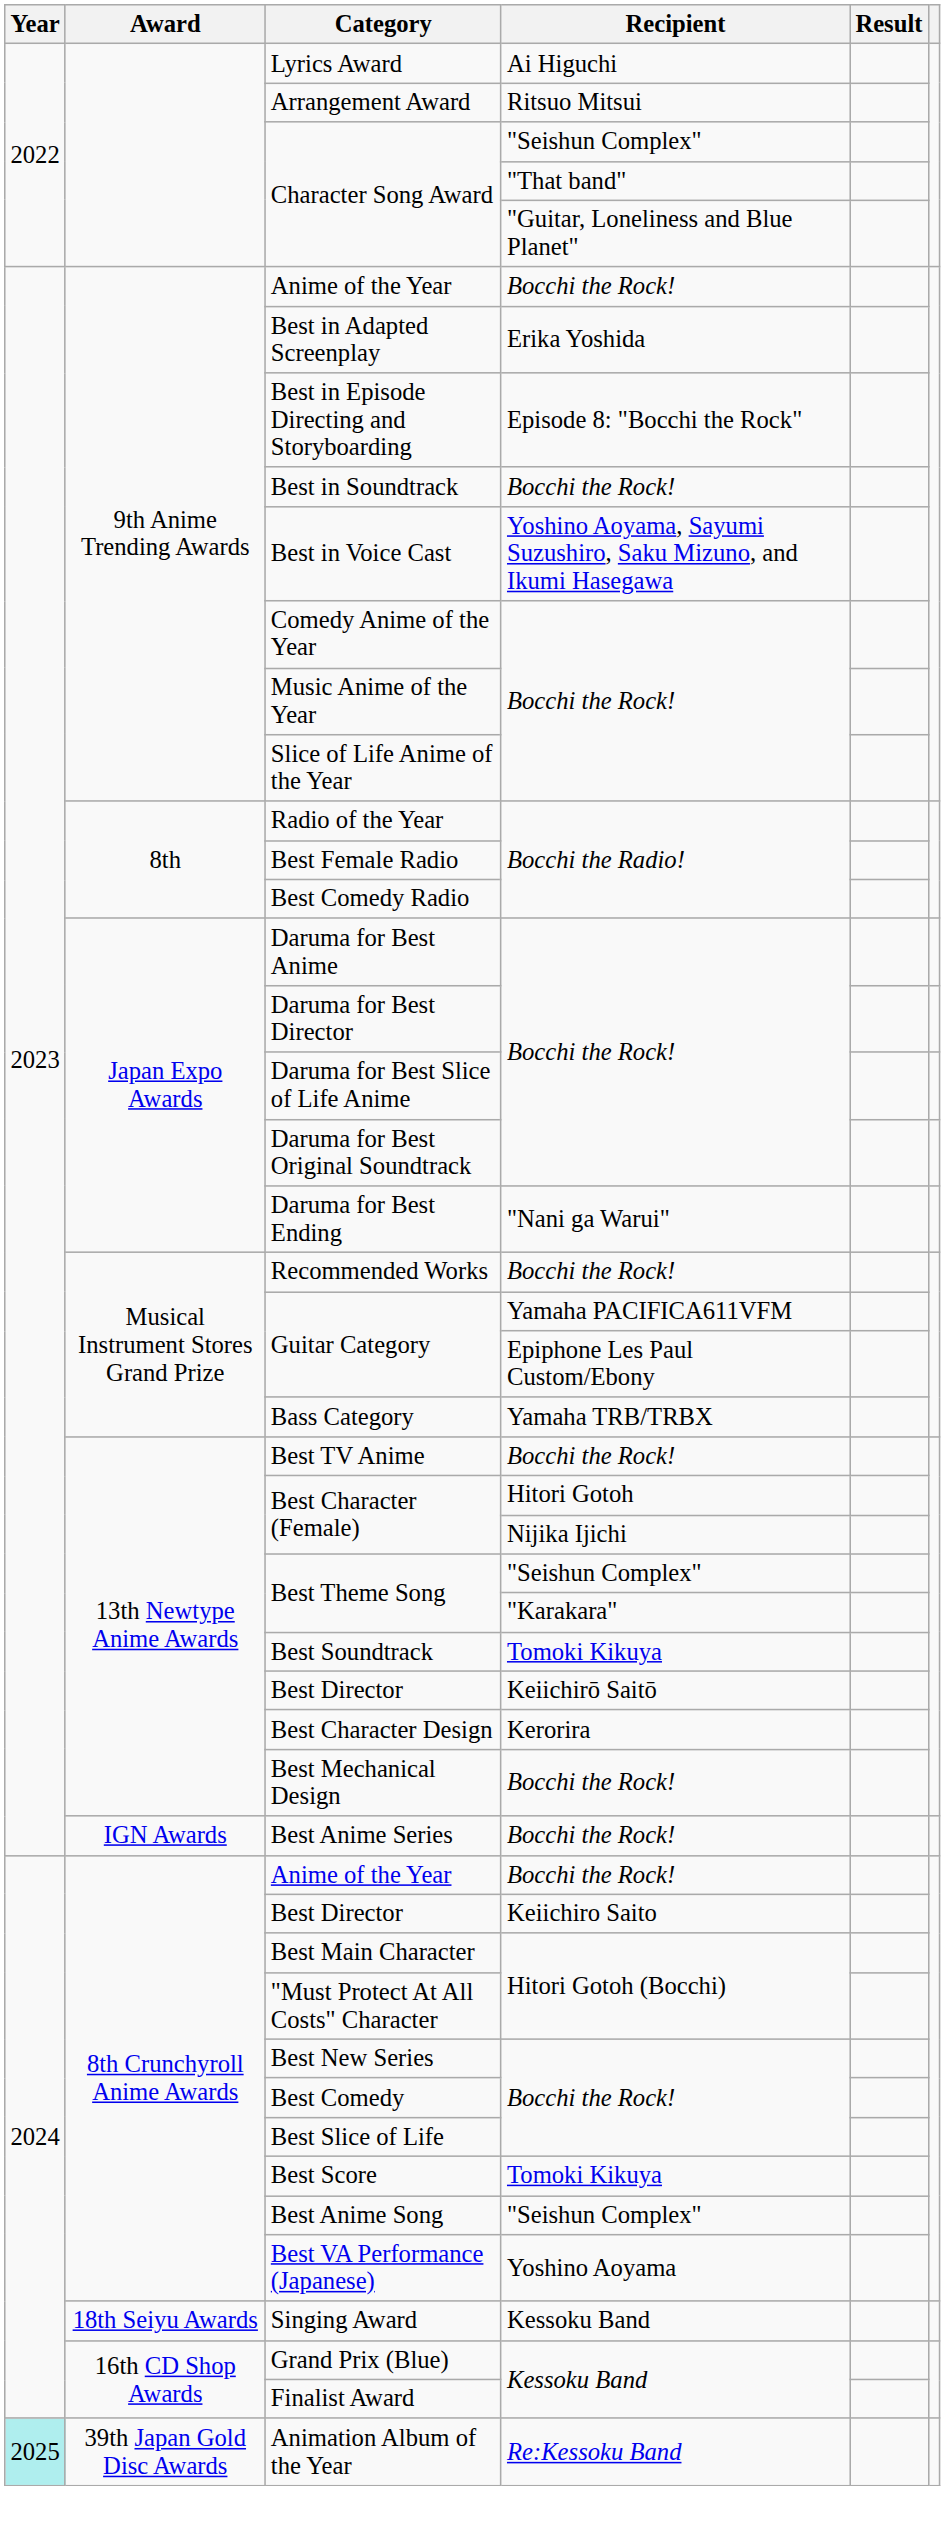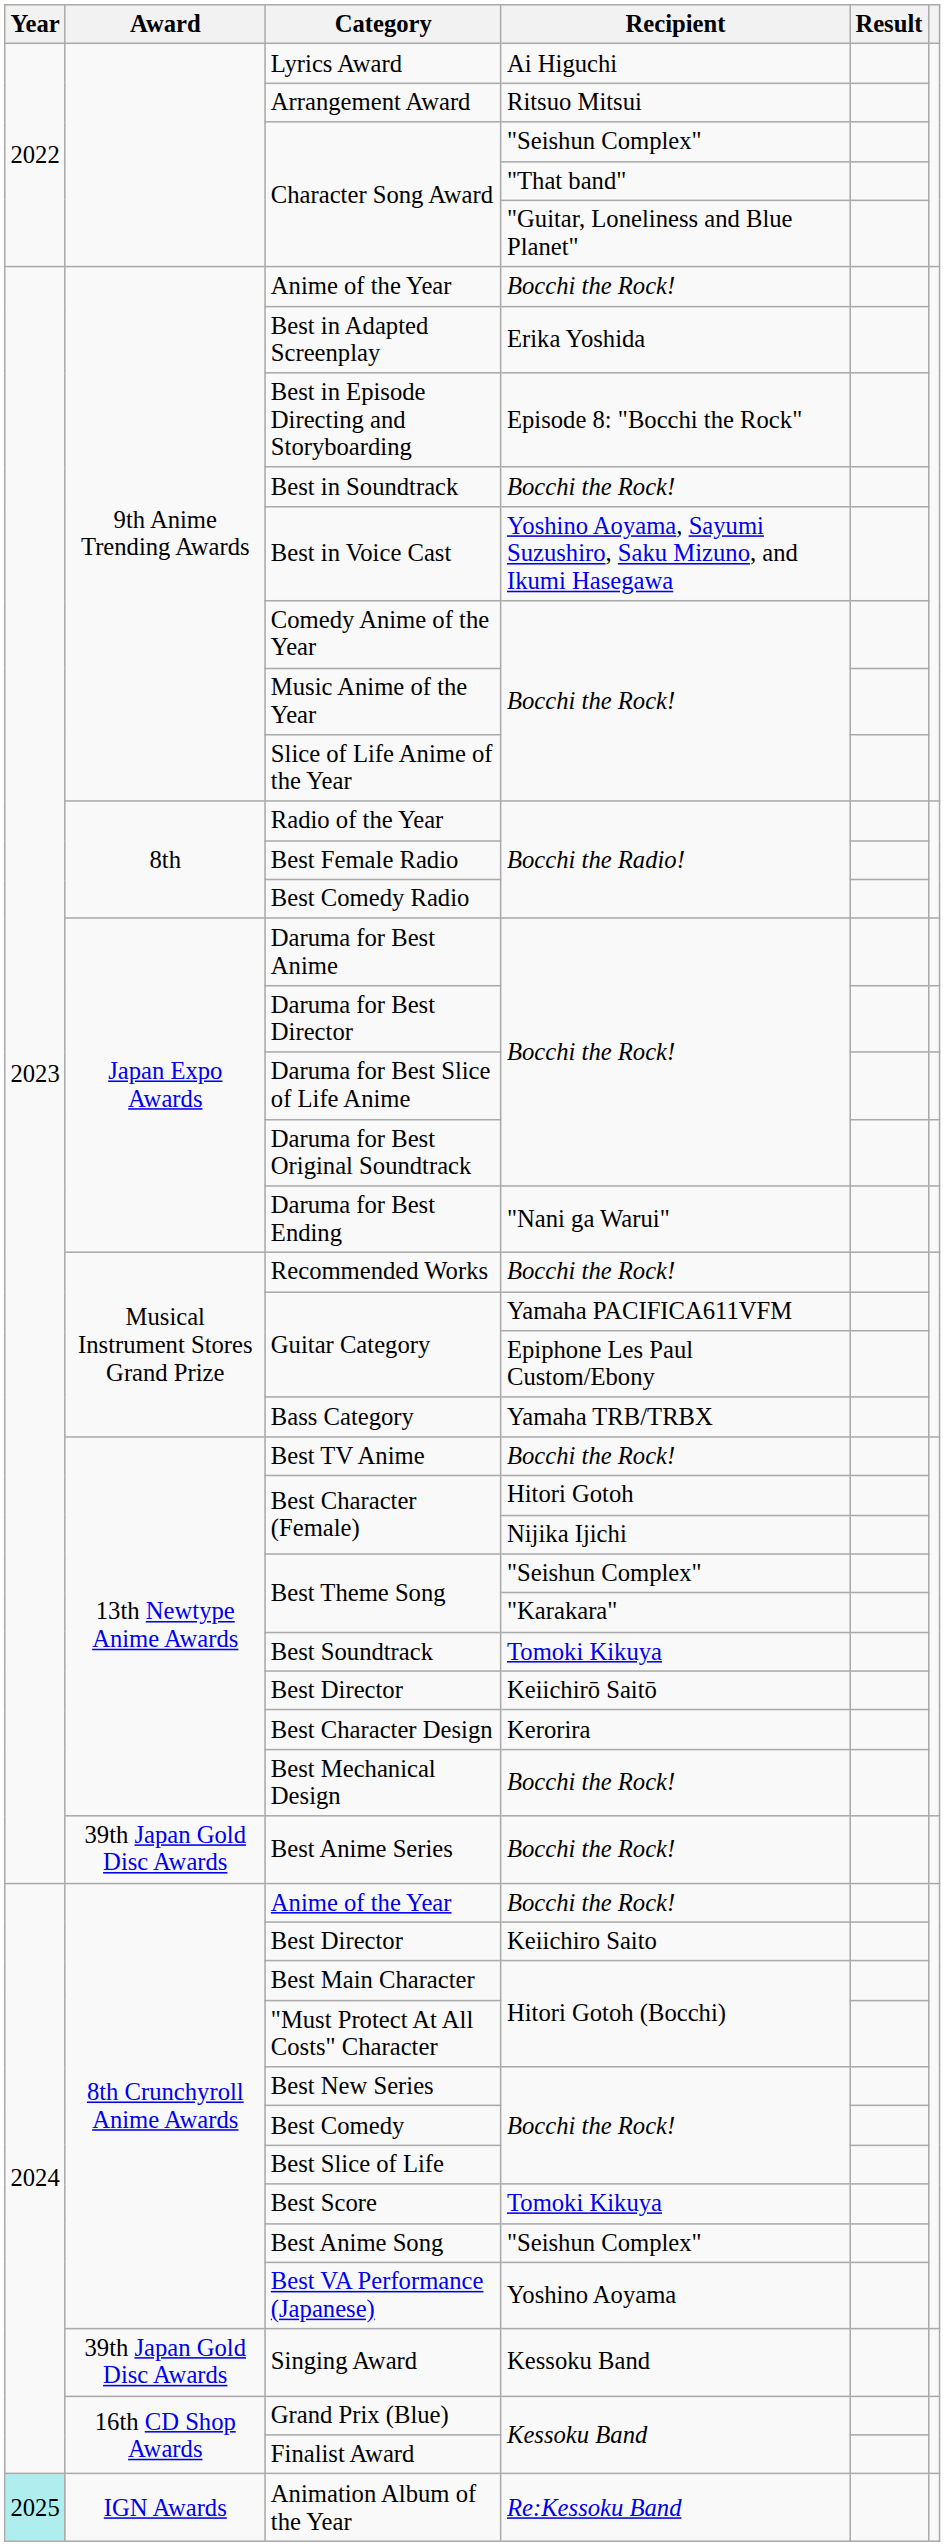(165, 1835) IGN Awards -> (165, 1849) 39th Japan Gold Disc Awards
(165, 2320) 18th Seiyu Awards -> (165, 2362) 39th Japan Gold Disc Awards
(165, 2451) 39th Japan Gold Disc Awards -> (165, 2507) IGN Awards
